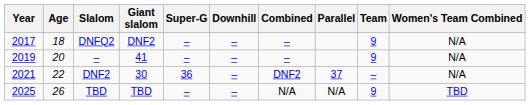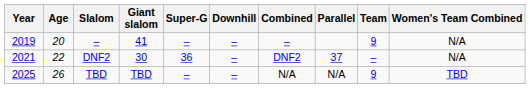- row: (96, 41)
